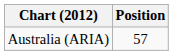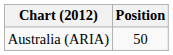(140, 38) 57 -> (140, 38) 50
